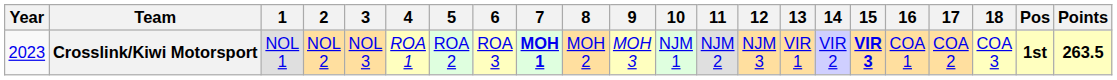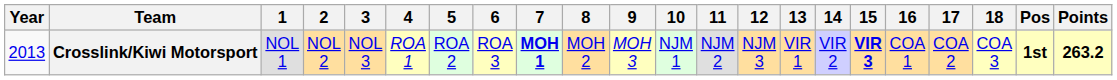(27, 52) 2023 -> (27, 52) 2013
(1083, 52) 263.5 -> (1083, 52) 263.2
